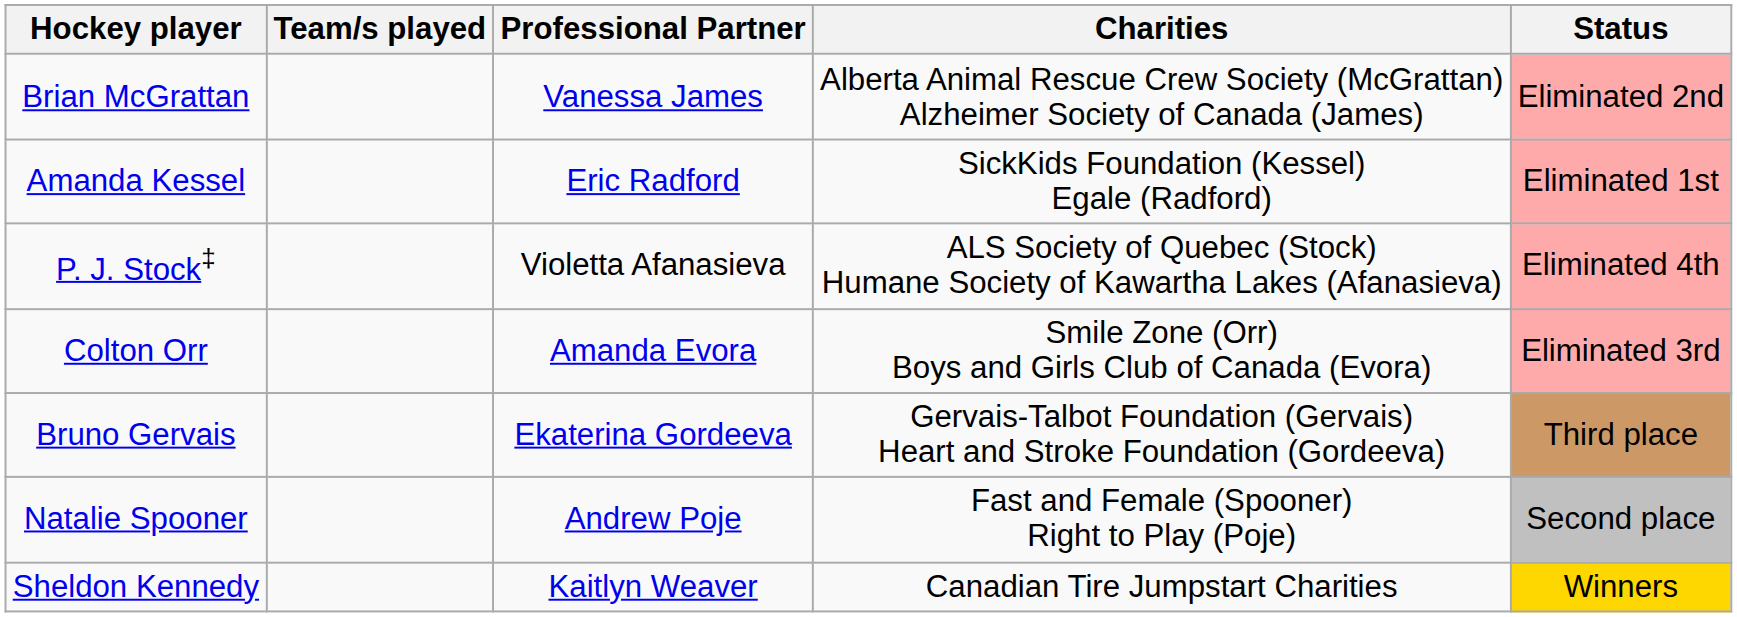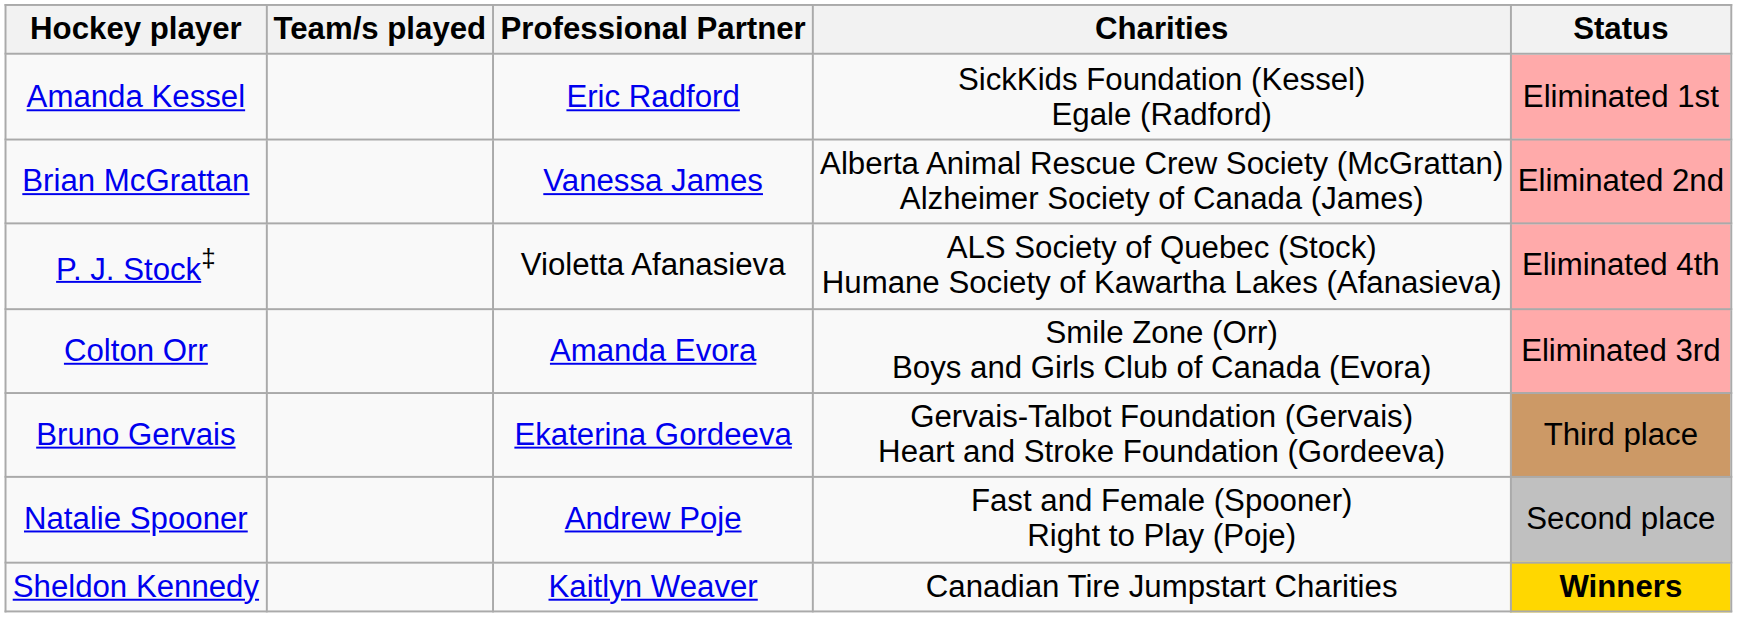rows swapped: (136, 180) <-> (136, 96)
(1621, 586) normal -> (1621, 586) bold
